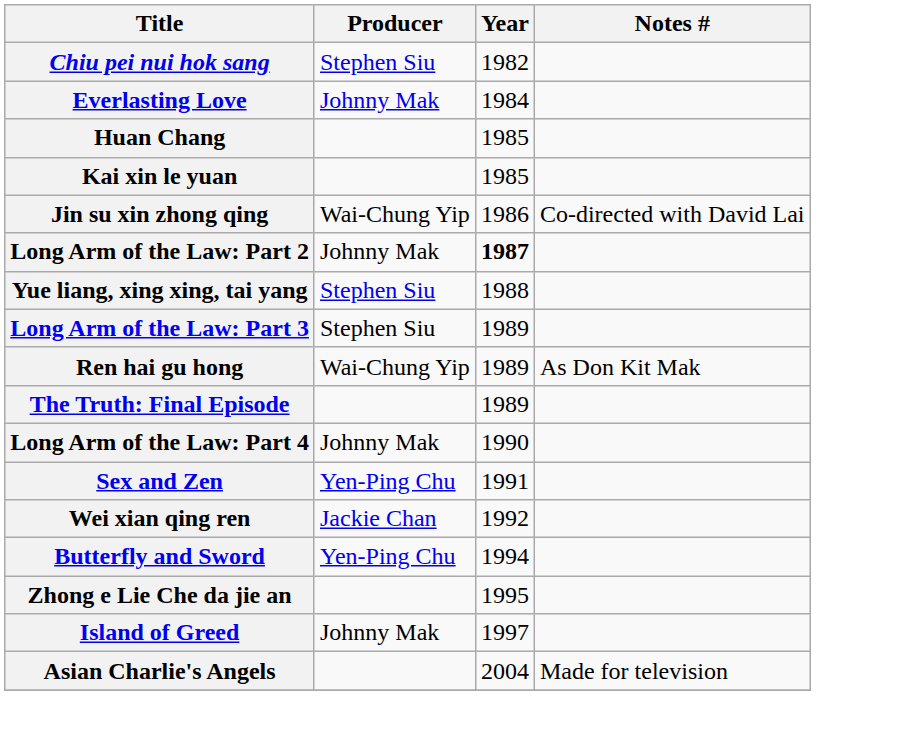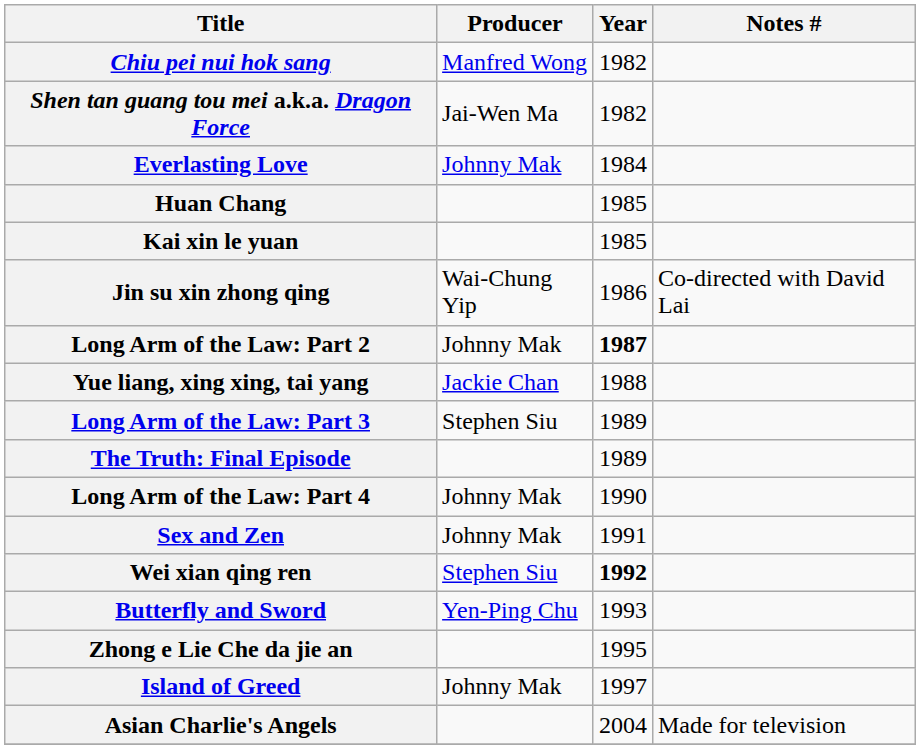(378, 61) Stephen Siu -> (515, 61) Manfred Wong
+ row: (221, 113)
(378, 289) Stephen Siu -> (500, 382) Jackie Chan
- row: (160, 366)
(388, 480) Yen-Ping Chu -> (502, 534) Johnny Mak
(378, 518) Jackie Chan -> (500, 572) Stephen Siu
(505, 518) normal -> (623, 572) bold
(505, 556) 1994 -> (623, 610) 1993
